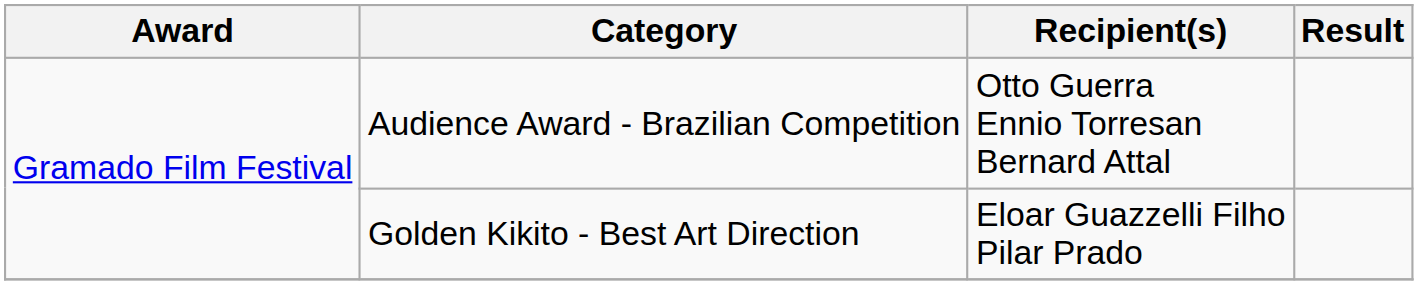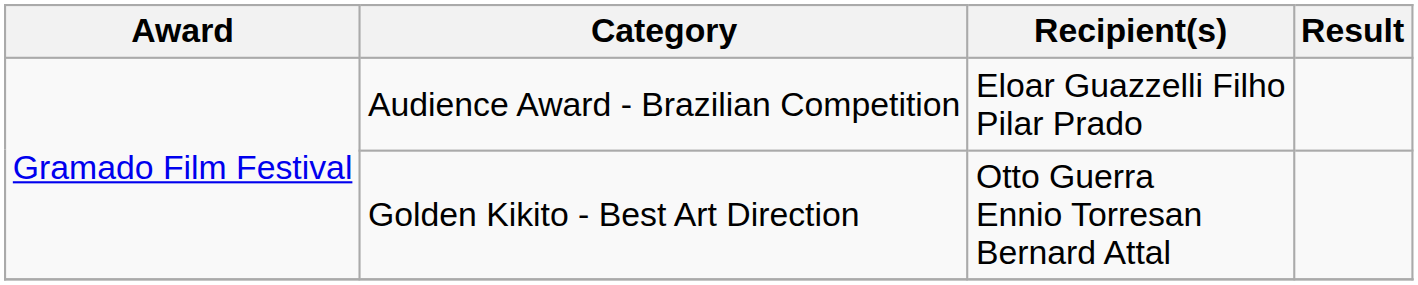(1089, 122) Otto Guerra Ennio Torresan Bernard Attal -> (1131, 103) Eloar Guazzelli Filho Pilar Prado
(1131, 233) Eloar Guazzelli Filho Pilar Prado -> (1089, 214) Otto Guerra Ennio Torresan Bernard Attal
